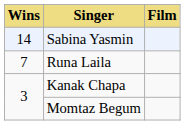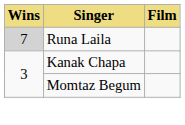- row: (90, 39)
(24, 62) no background -> (24, 39) lightgrey background
